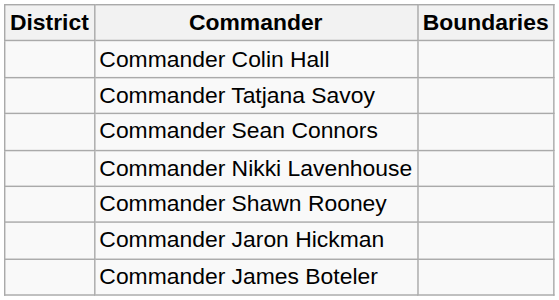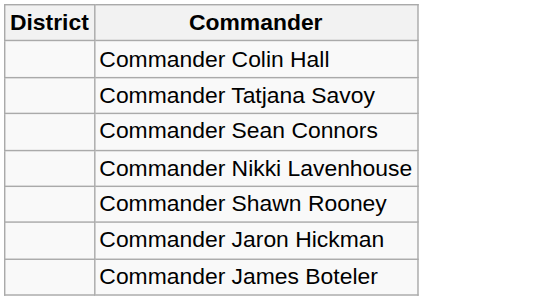- column: (486, 22)
